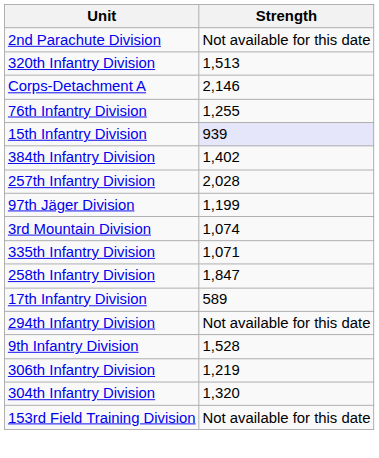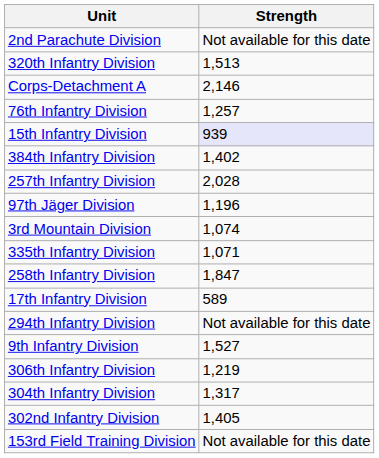(221, 110) 1,255 -> (221, 110) 1,257
(221, 205) 1,199 -> (221, 205) 1,196
(221, 346) 1,528 -> (221, 346) 1,527
(221, 393) 1,320 -> (221, 393) 1,317
+ row: (84, 417)
